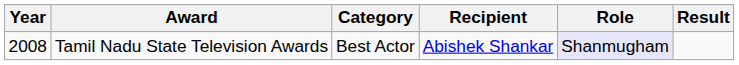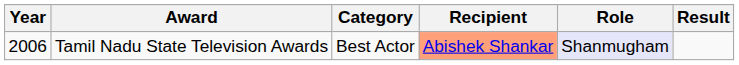(28, 45) 2008 -> (28, 45) 2006
(488, 45) no background -> (488, 45) lightsalmon background
